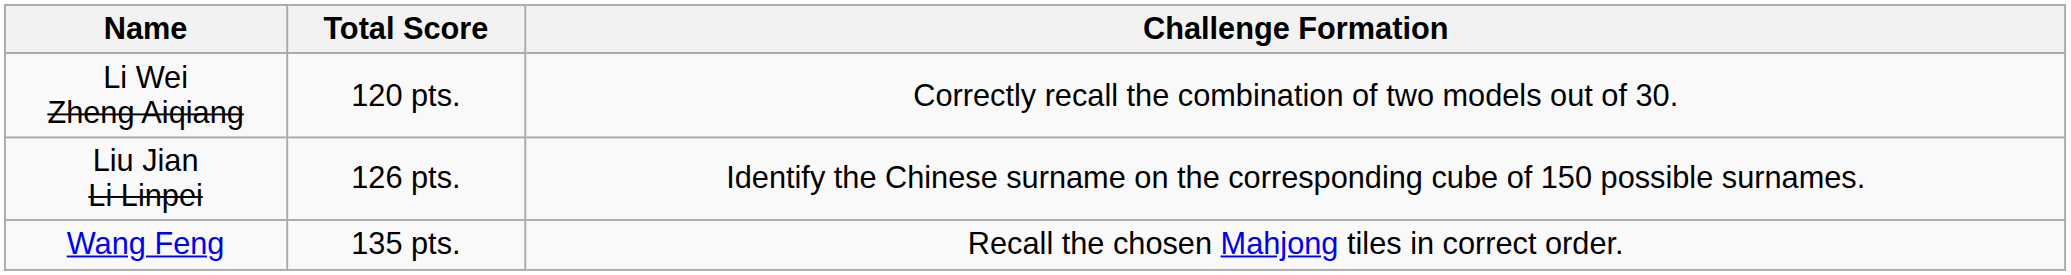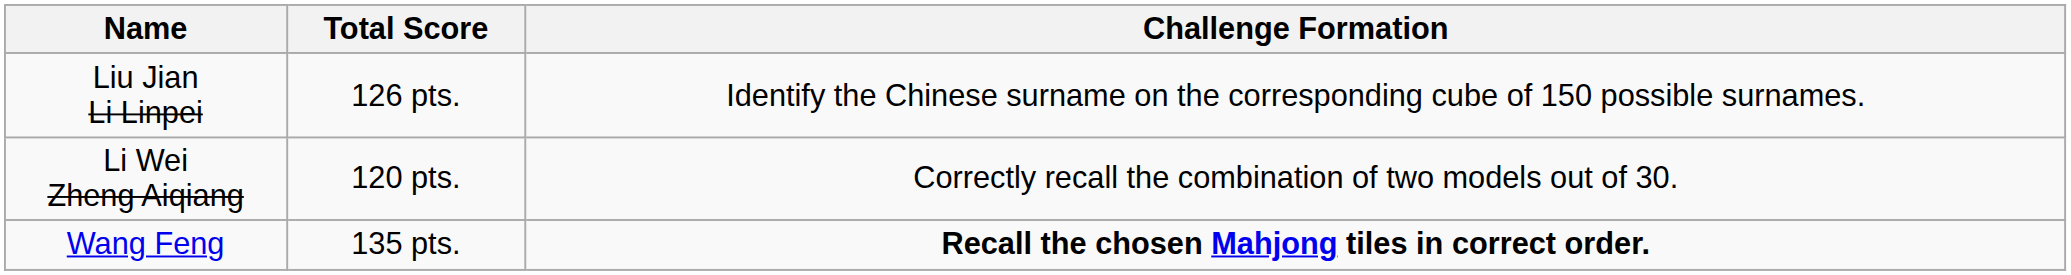rows swapped: (146, 178) <-> (146, 94)
(1296, 244) normal -> (1296, 244) bold
